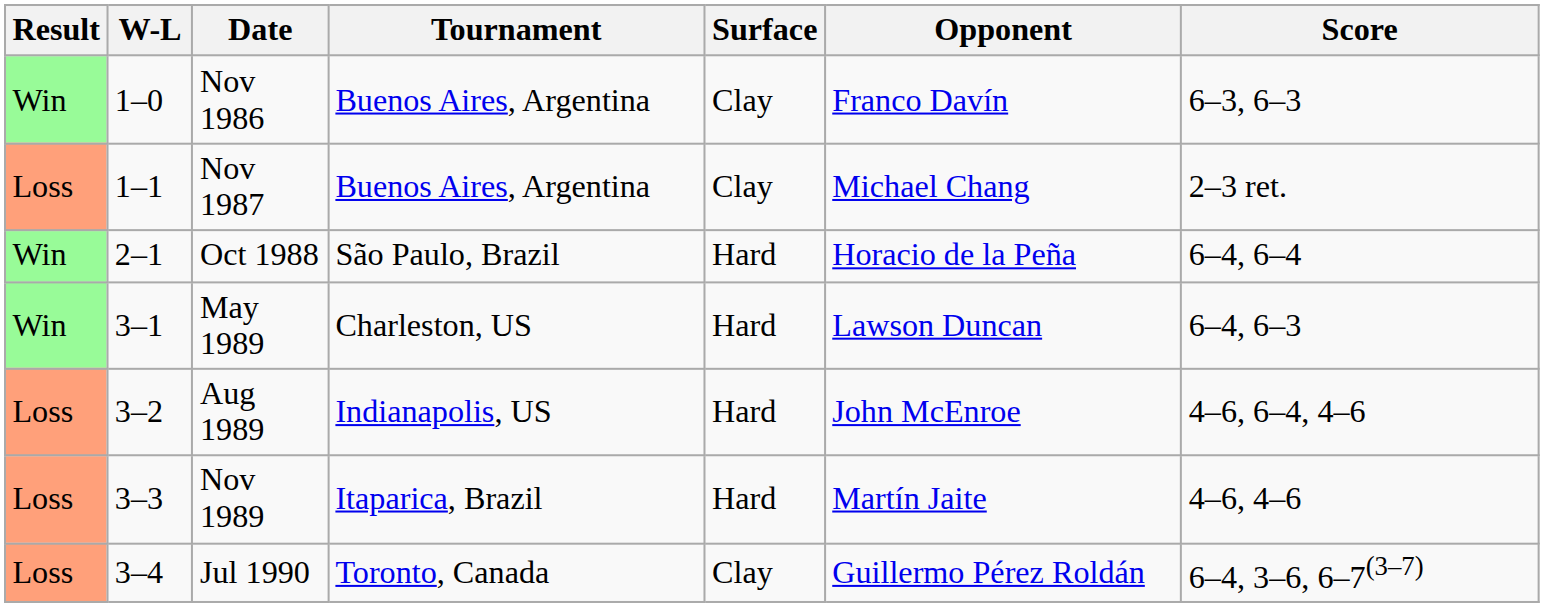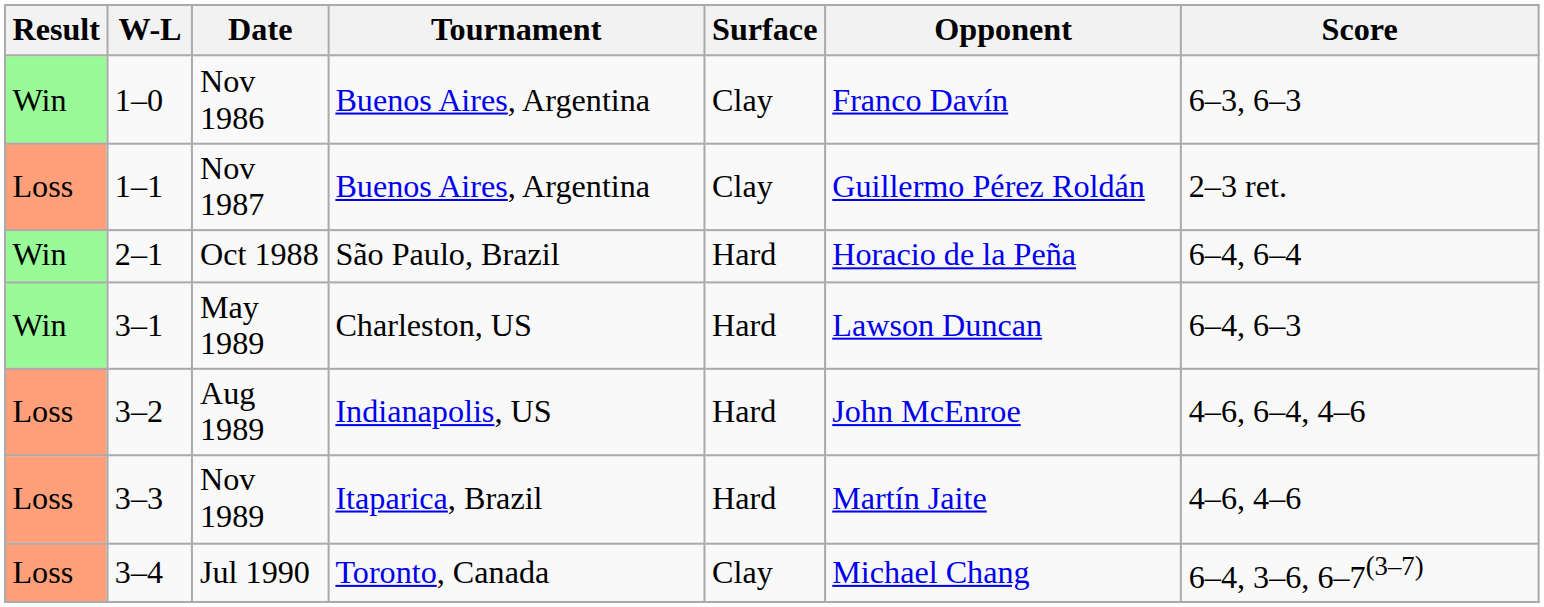(931, 186) Michael Chang -> (989, 186) Guillermo Pérez Roldán
(989, 572) Guillermo Pérez Roldán -> (931, 572) Michael Chang
